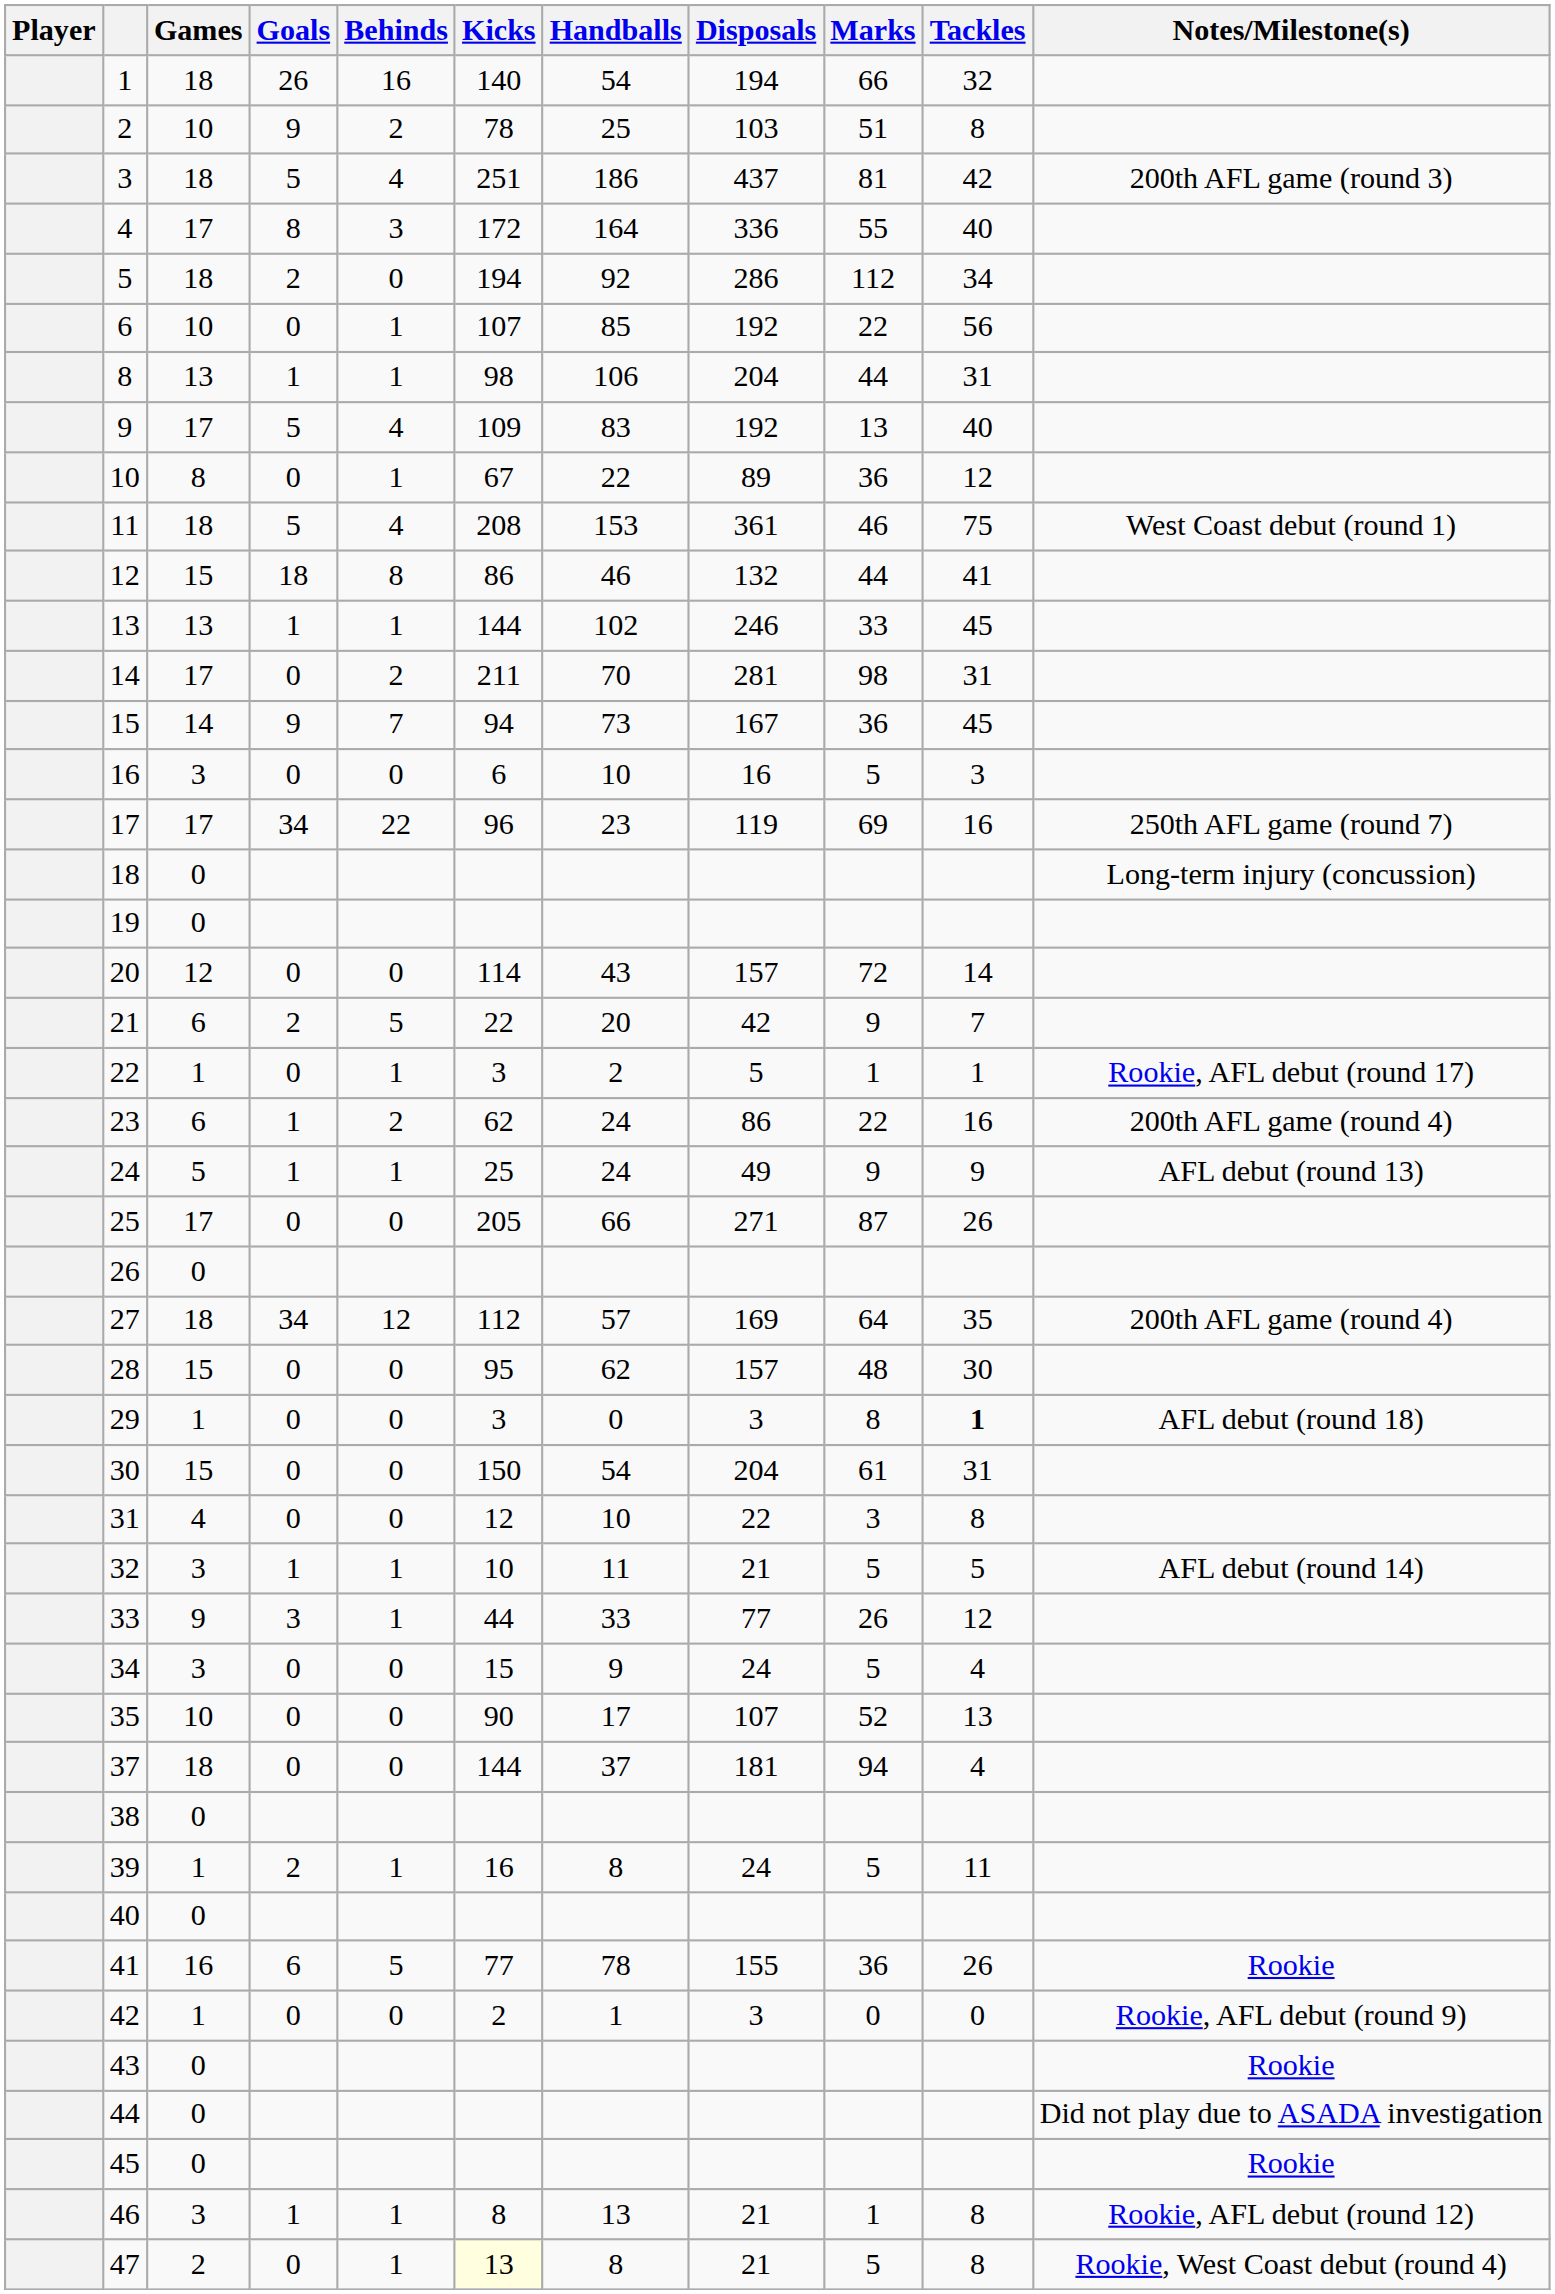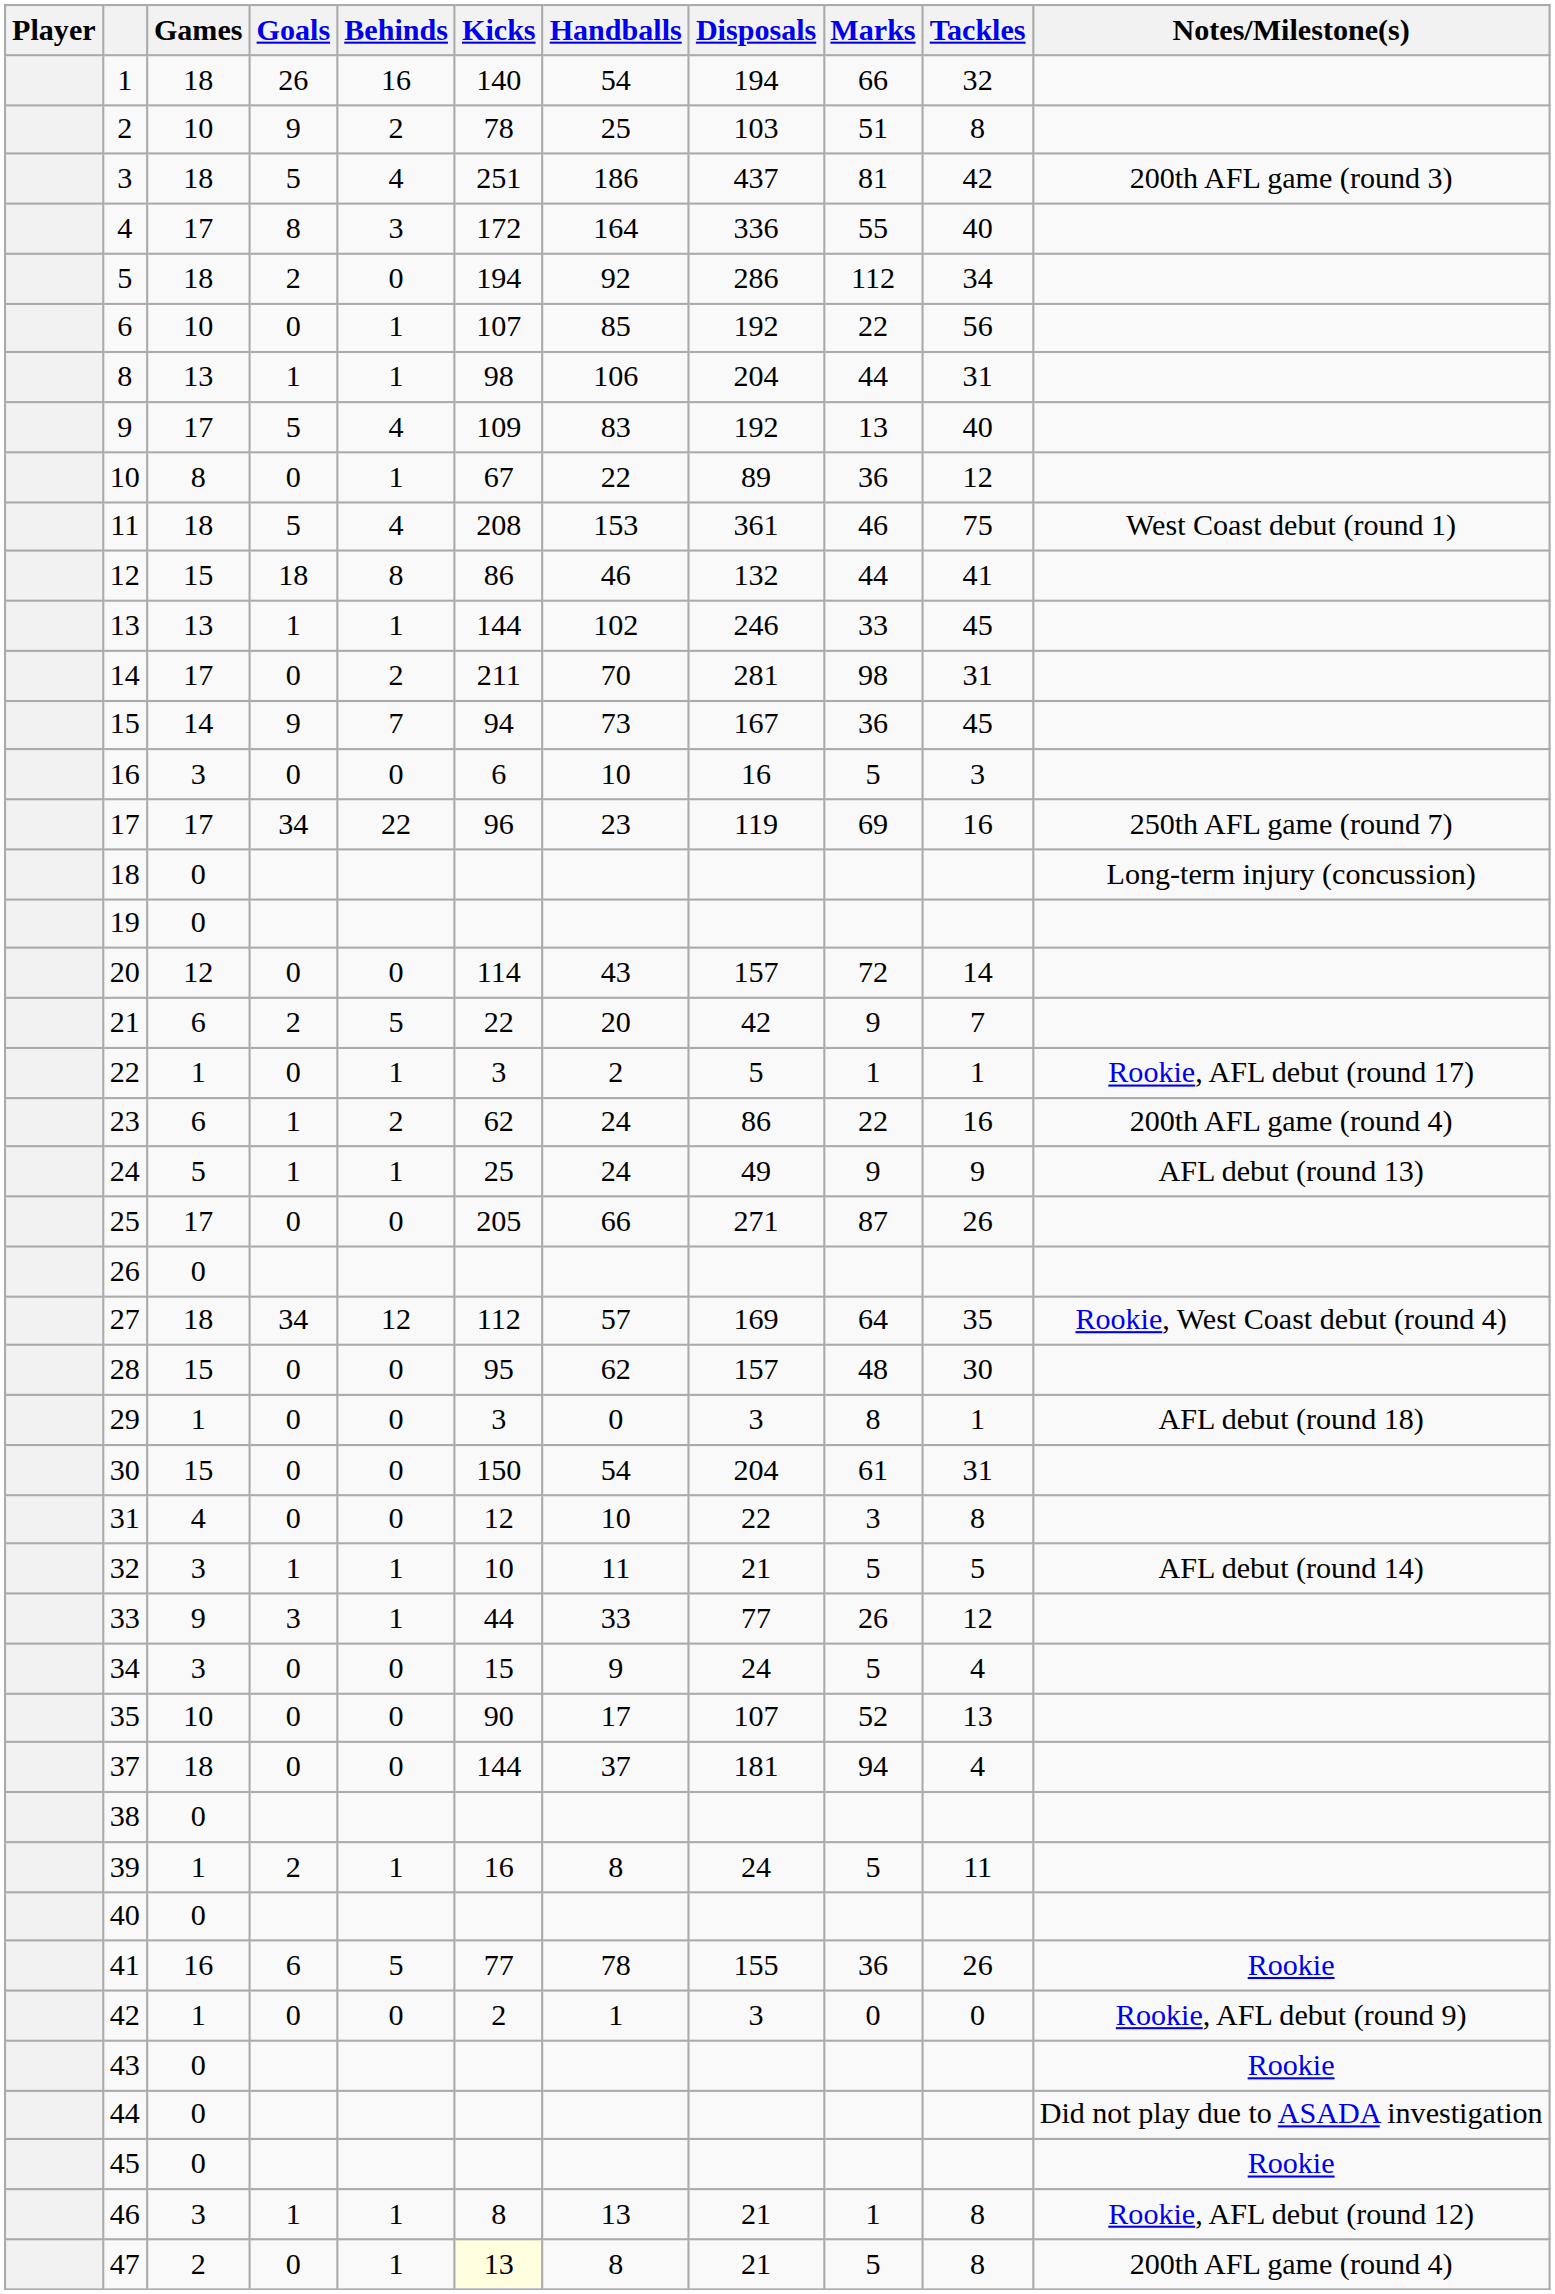(1291, 1320) 200th AFL game (round 4) -> (1291, 1320) Rookie, West Coast debut (round 4)
(978, 1419) bold -> (978, 1419) normal
(1291, 2263) Rookie, West Coast debut (round 4) -> (1291, 2263) 200th AFL game (round 4)
